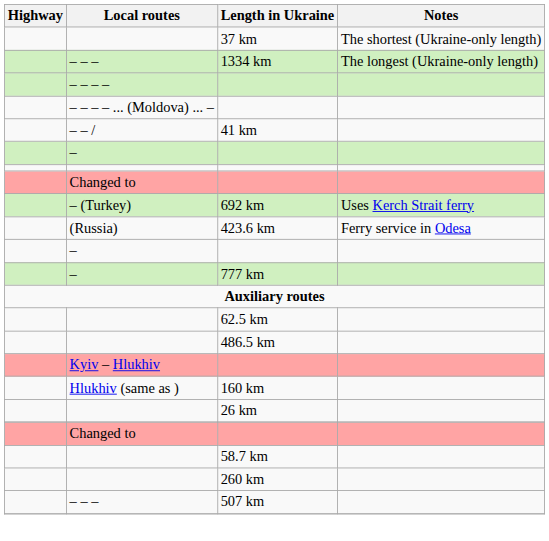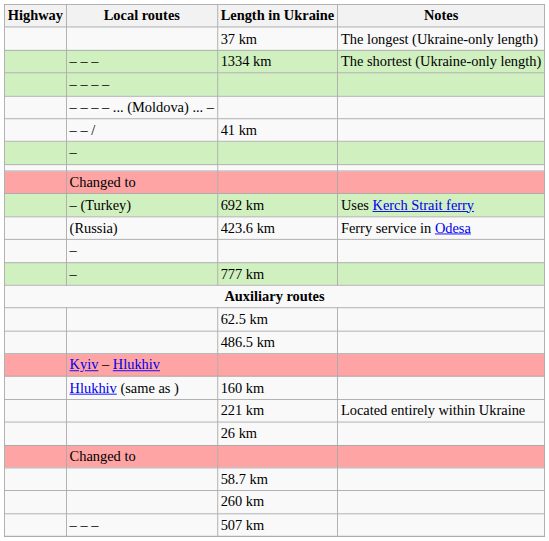(441, 38) The shortest (Ukraine-only length) -> (439, 38) The longest (Ukraine-only length)
(439, 61) The longest (Ukraine-only length) -> (441, 61) The shortest (Ukraine-only length)
+ row: (142, 411)
